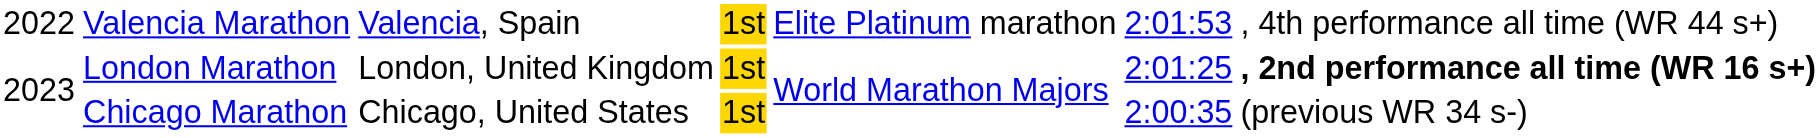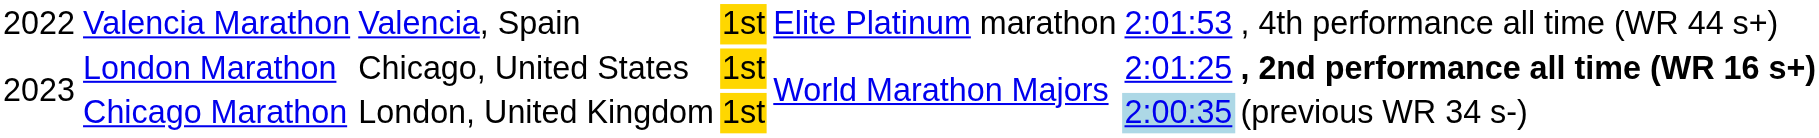(536, 68) London, United Kingdom -> (524, 68) Chicago, United States
(524, 112) Chicago, United States -> (536, 112) London, United Kingdom
(1178, 112) no background -> (1178, 112) lightblue background
